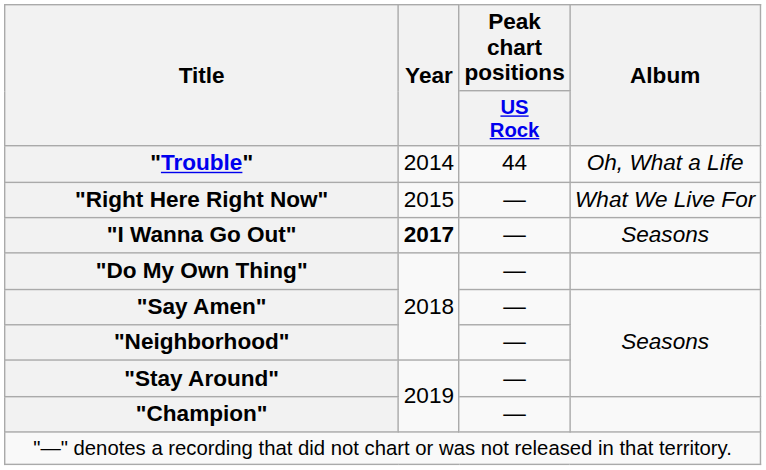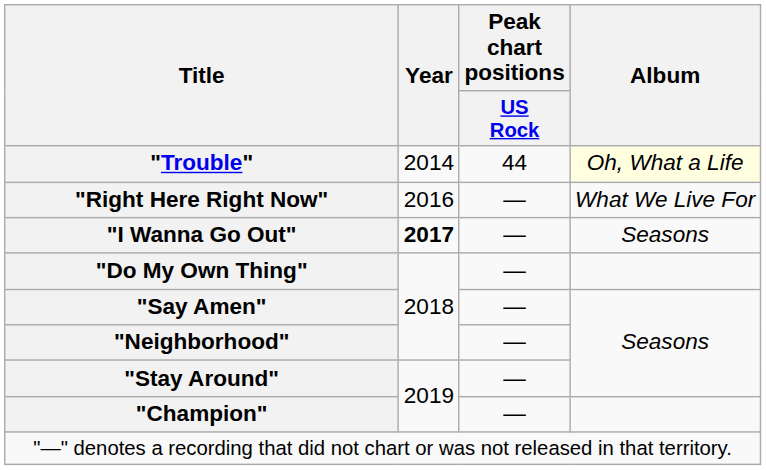(665, 163) no background -> (665, 163) lightyellow background
(429, 199) 2015 -> (429, 199) 2016
